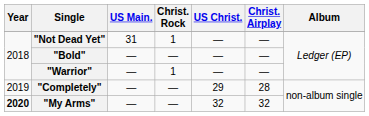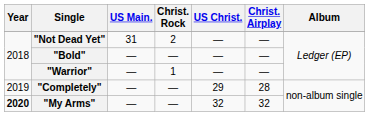(173, 39) 1 -> (173, 39) 2
